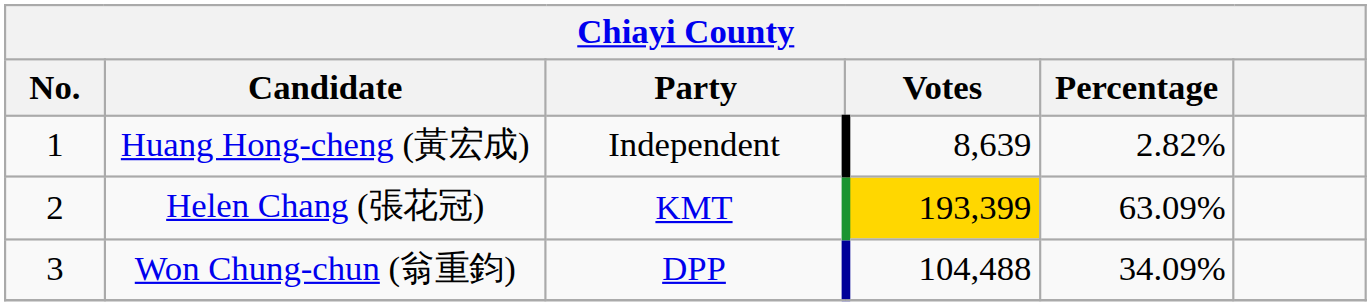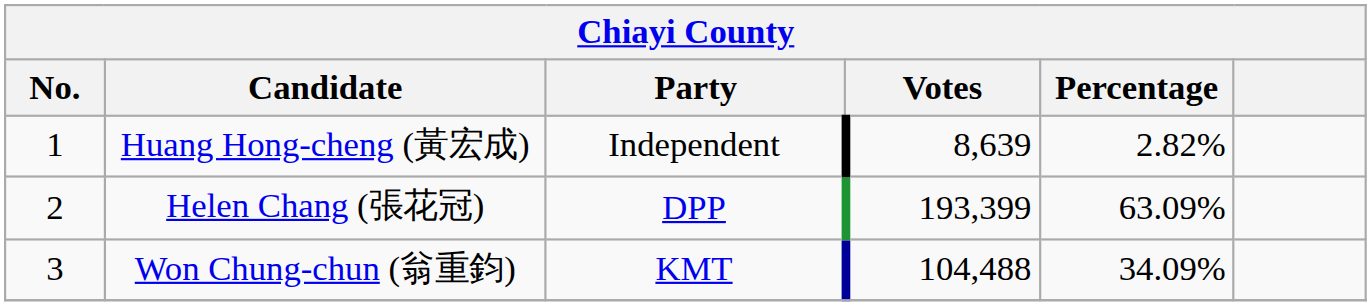(694, 206) KMT -> (694, 206) DPP
(975, 206) gold background -> (975, 206) no background
(694, 268) DPP -> (694, 268) KMT
